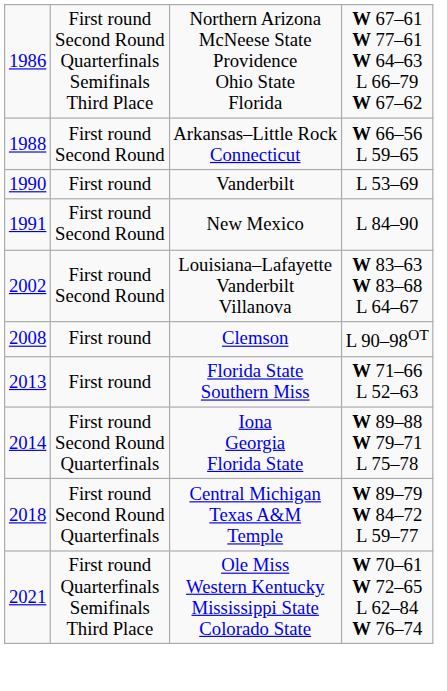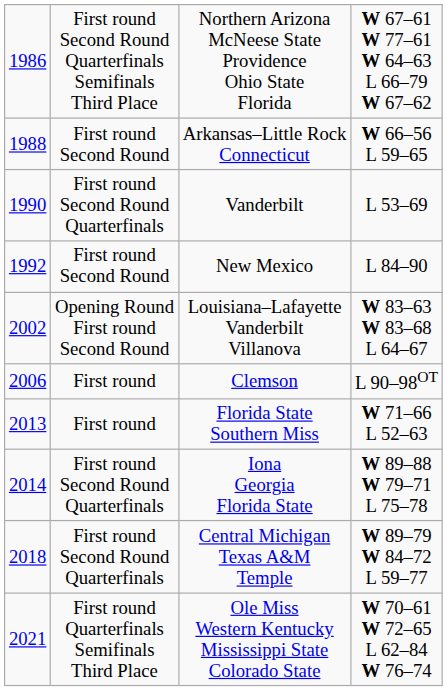(110, 184) First round -> (115, 205) First round Second Round Quarterfinals
(28, 224) 1991 -> (28, 266) 1992
(110, 285) First round Second Round -> (115, 327) Opening Round First round Second Round
(28, 338) 2008 -> (28, 380) 2006
